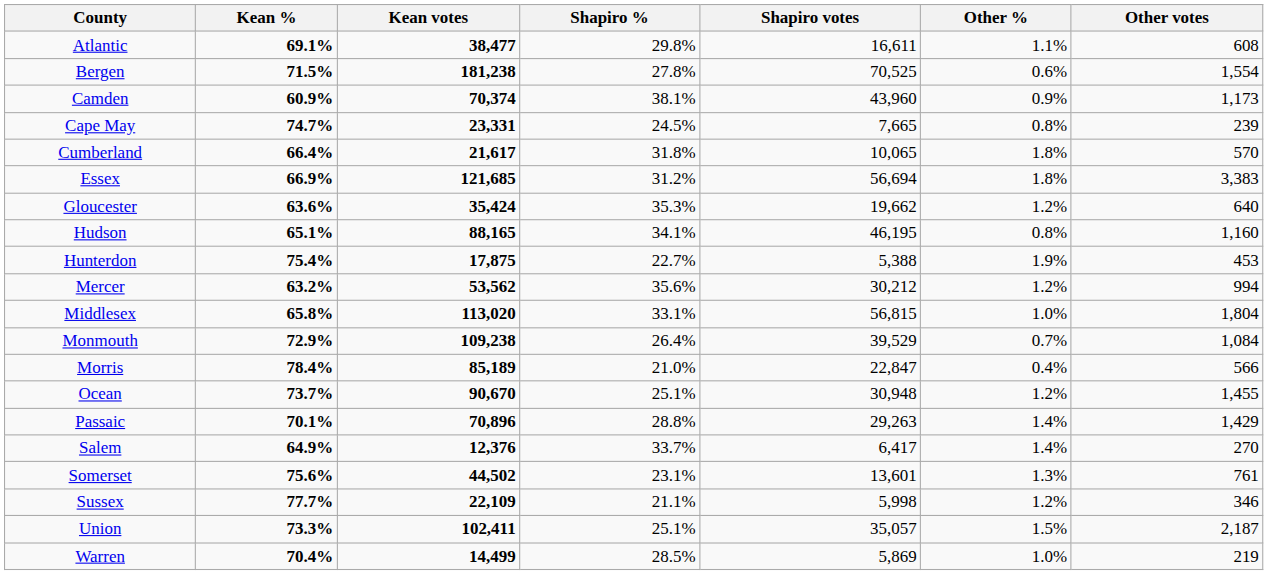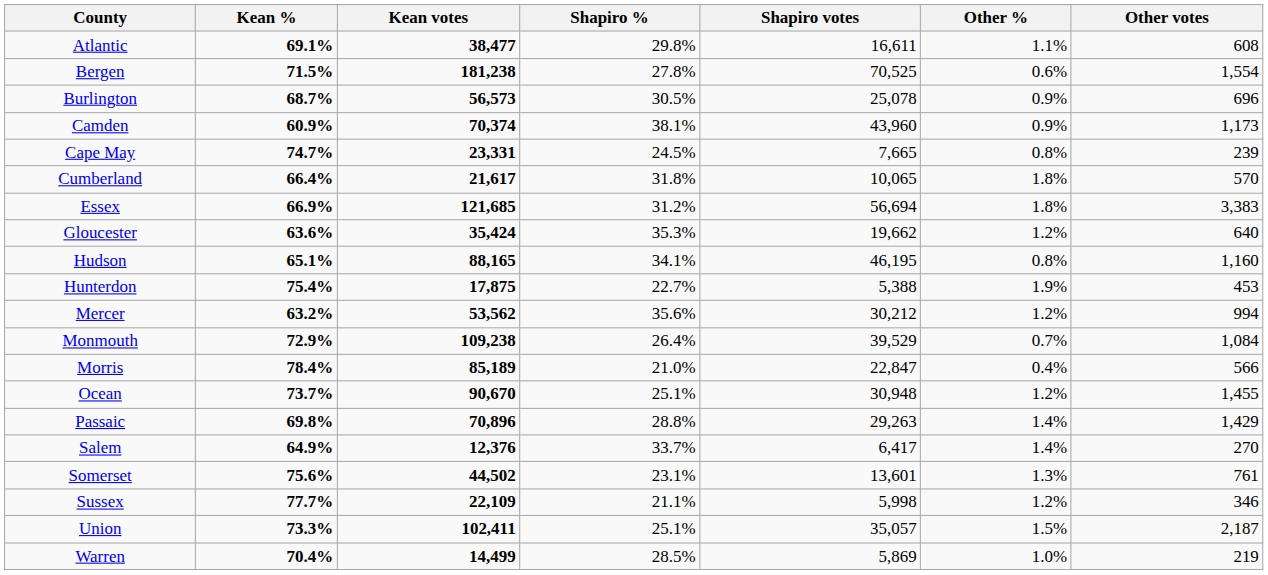+ row: (100, 98)
- row: (100, 313)
(310, 421) 70.1% -> (310, 421) 69.8%
